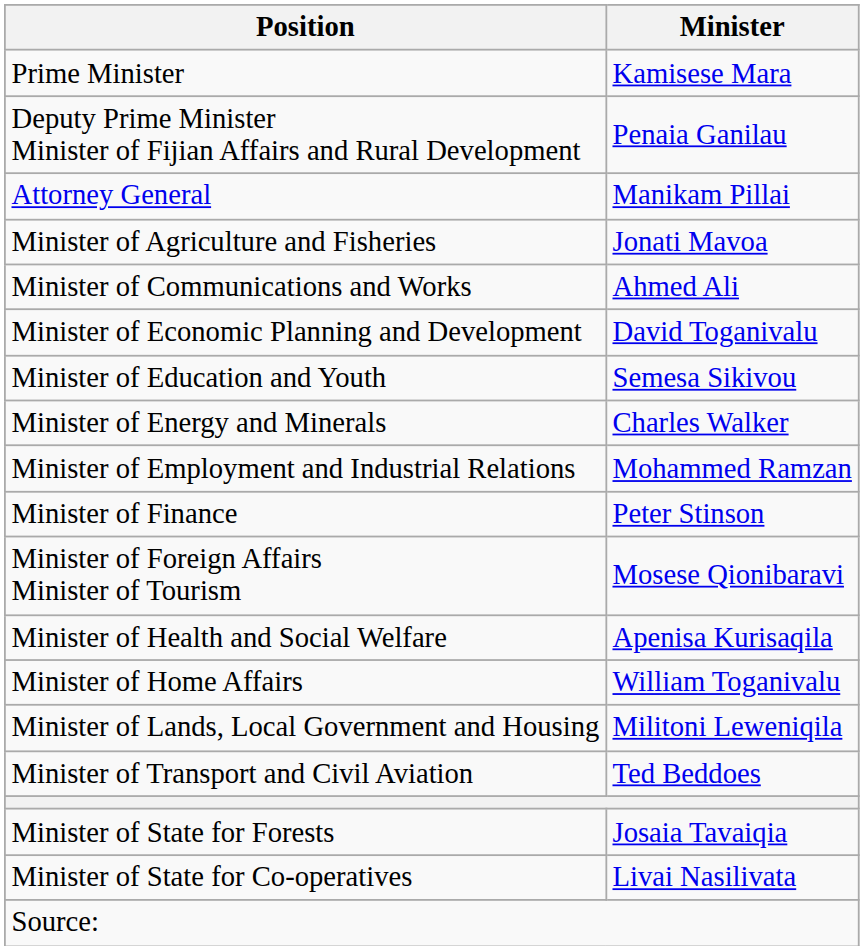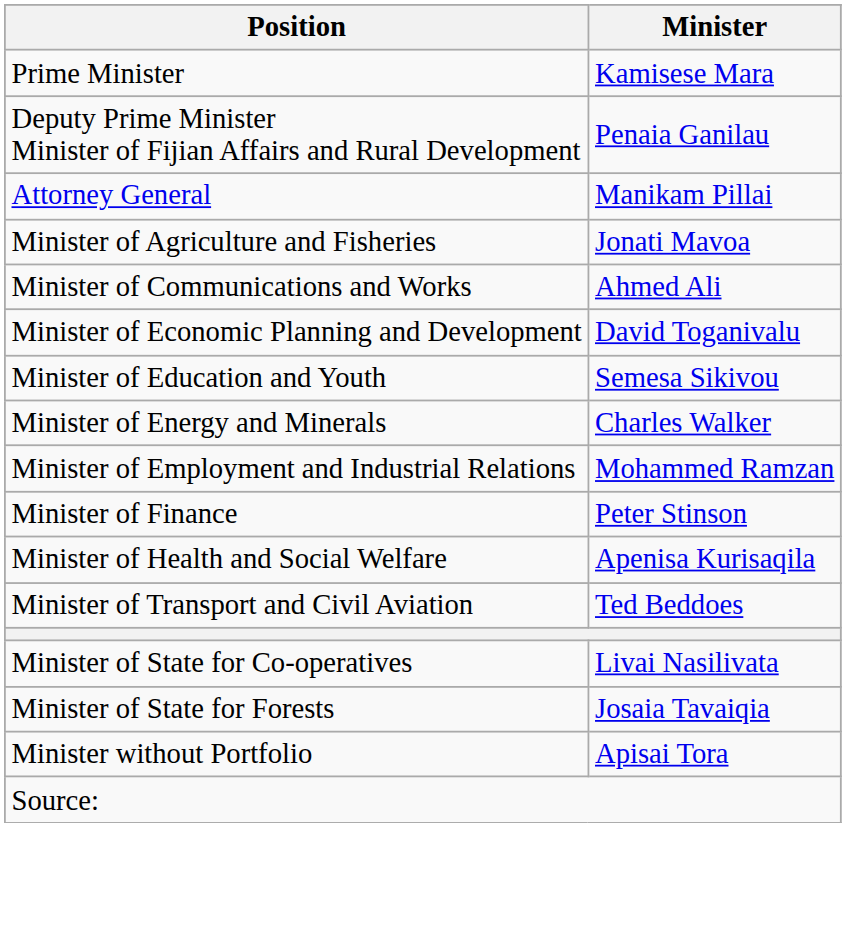- row: (167, 575)
- row: (157, 682)
- row: (305, 727)
rows swapped: (212, 877) <-> (173, 831)
+ row: (162, 753)
